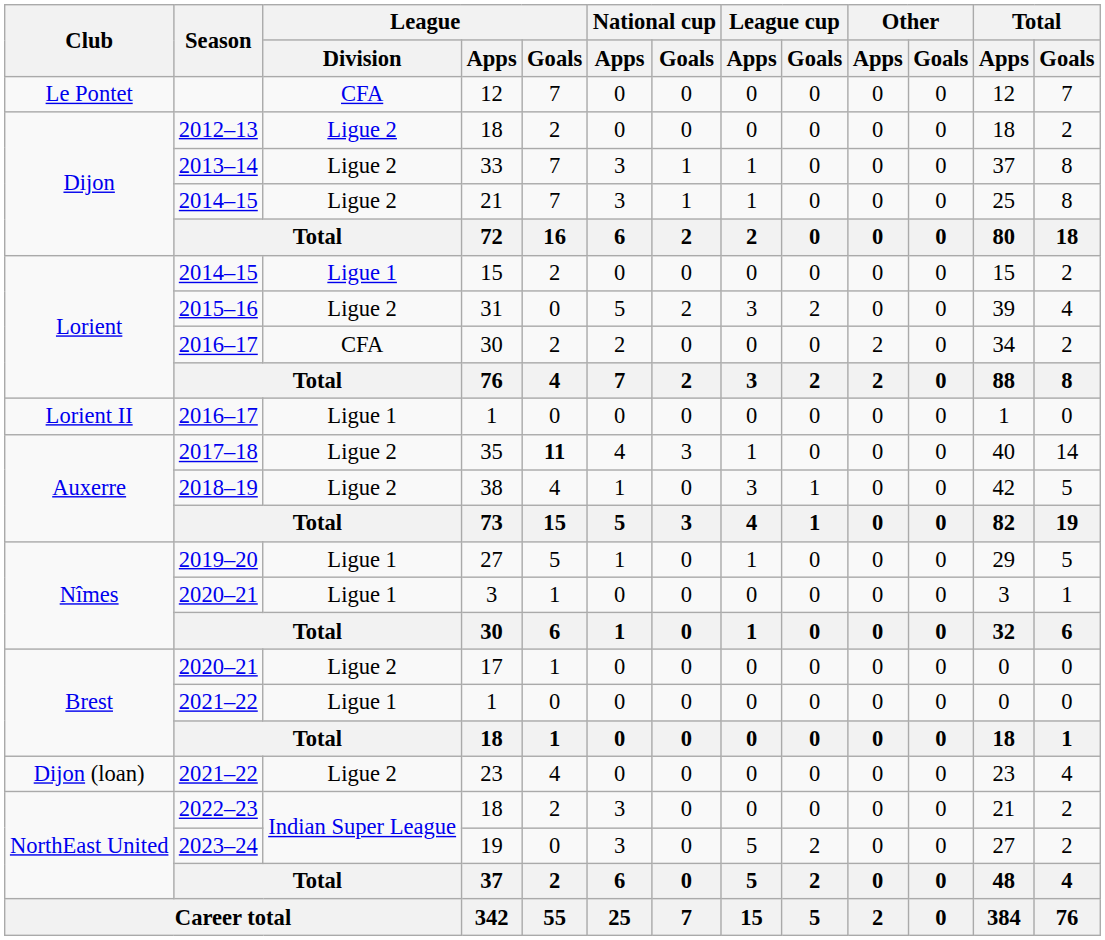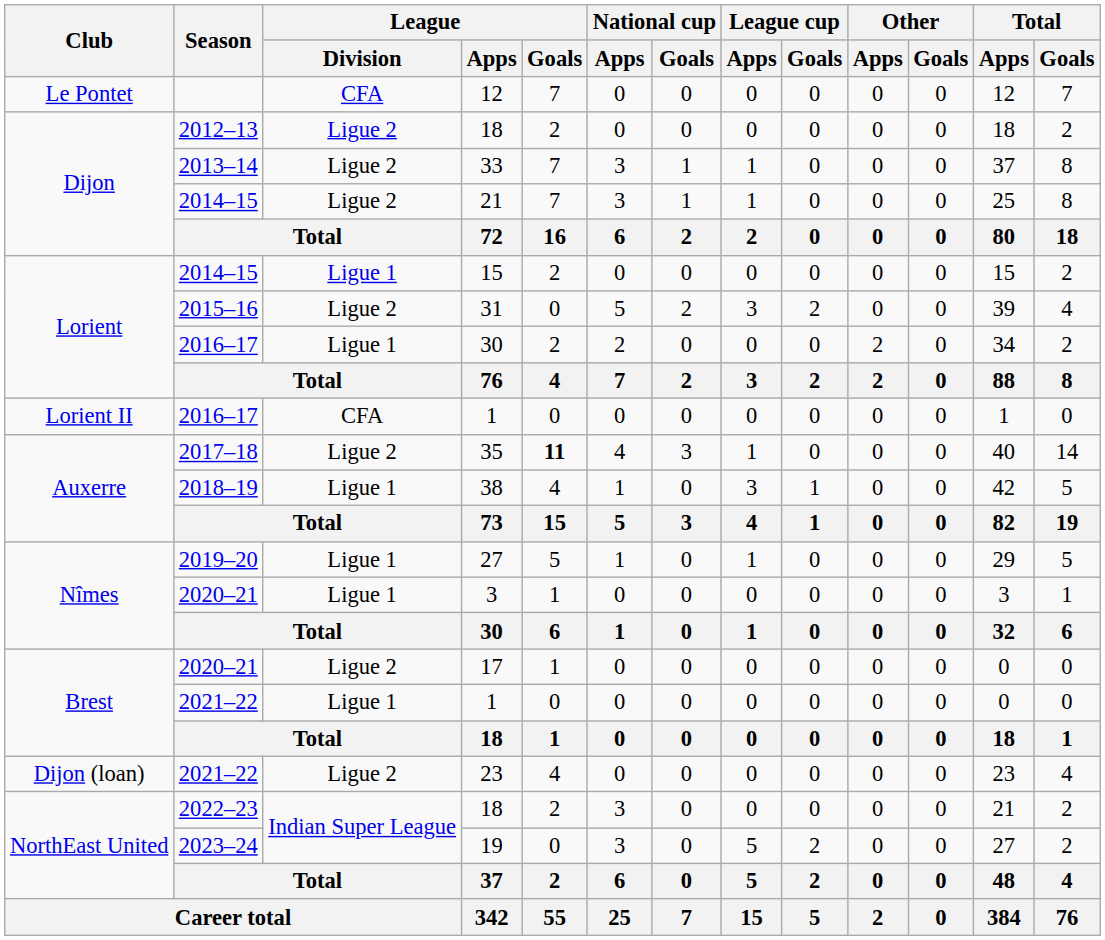(362, 344) CFA -> (362, 344) Ligue 1
(362, 415) Ligue 1 -> (362, 415) CFA
(362, 487) Ligue 2 -> (362, 487) Ligue 1
